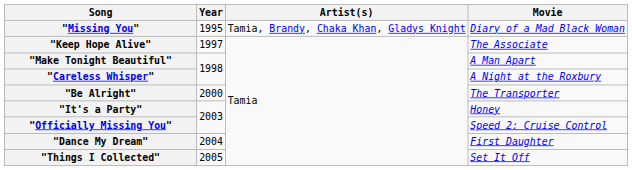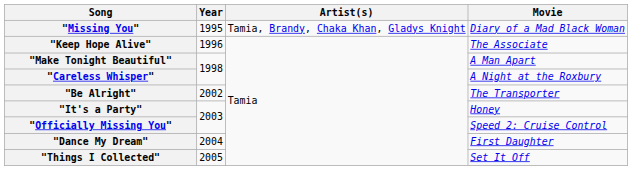(211, 45) 1997 -> (211, 45) 1996
(211, 93) 2000 -> (211, 93) 2002
